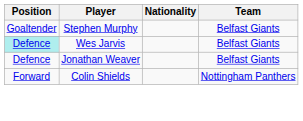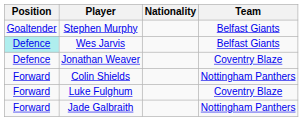(248, 60) Belfast Giants -> (248, 60) Coventry Blaze
+ row: (101, 92)
+ row: (101, 108)
